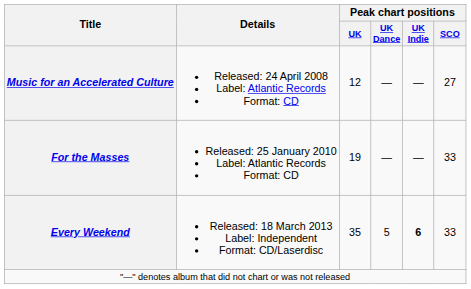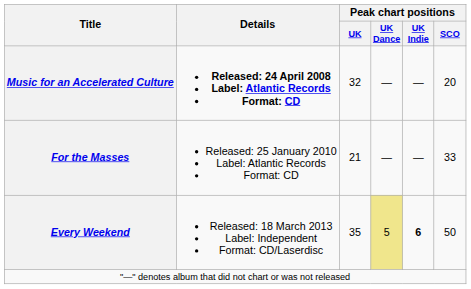(258, 89) normal -> (258, 89) bold
(355, 83) 12 -> (355, 83) 32
(450, 83) 27 -> (450, 83) 20
(355, 157) 19 -> (355, 157) 21
(387, 232) no background -> (387, 232) khaki background
(450, 232) 33 -> (450, 232) 50
